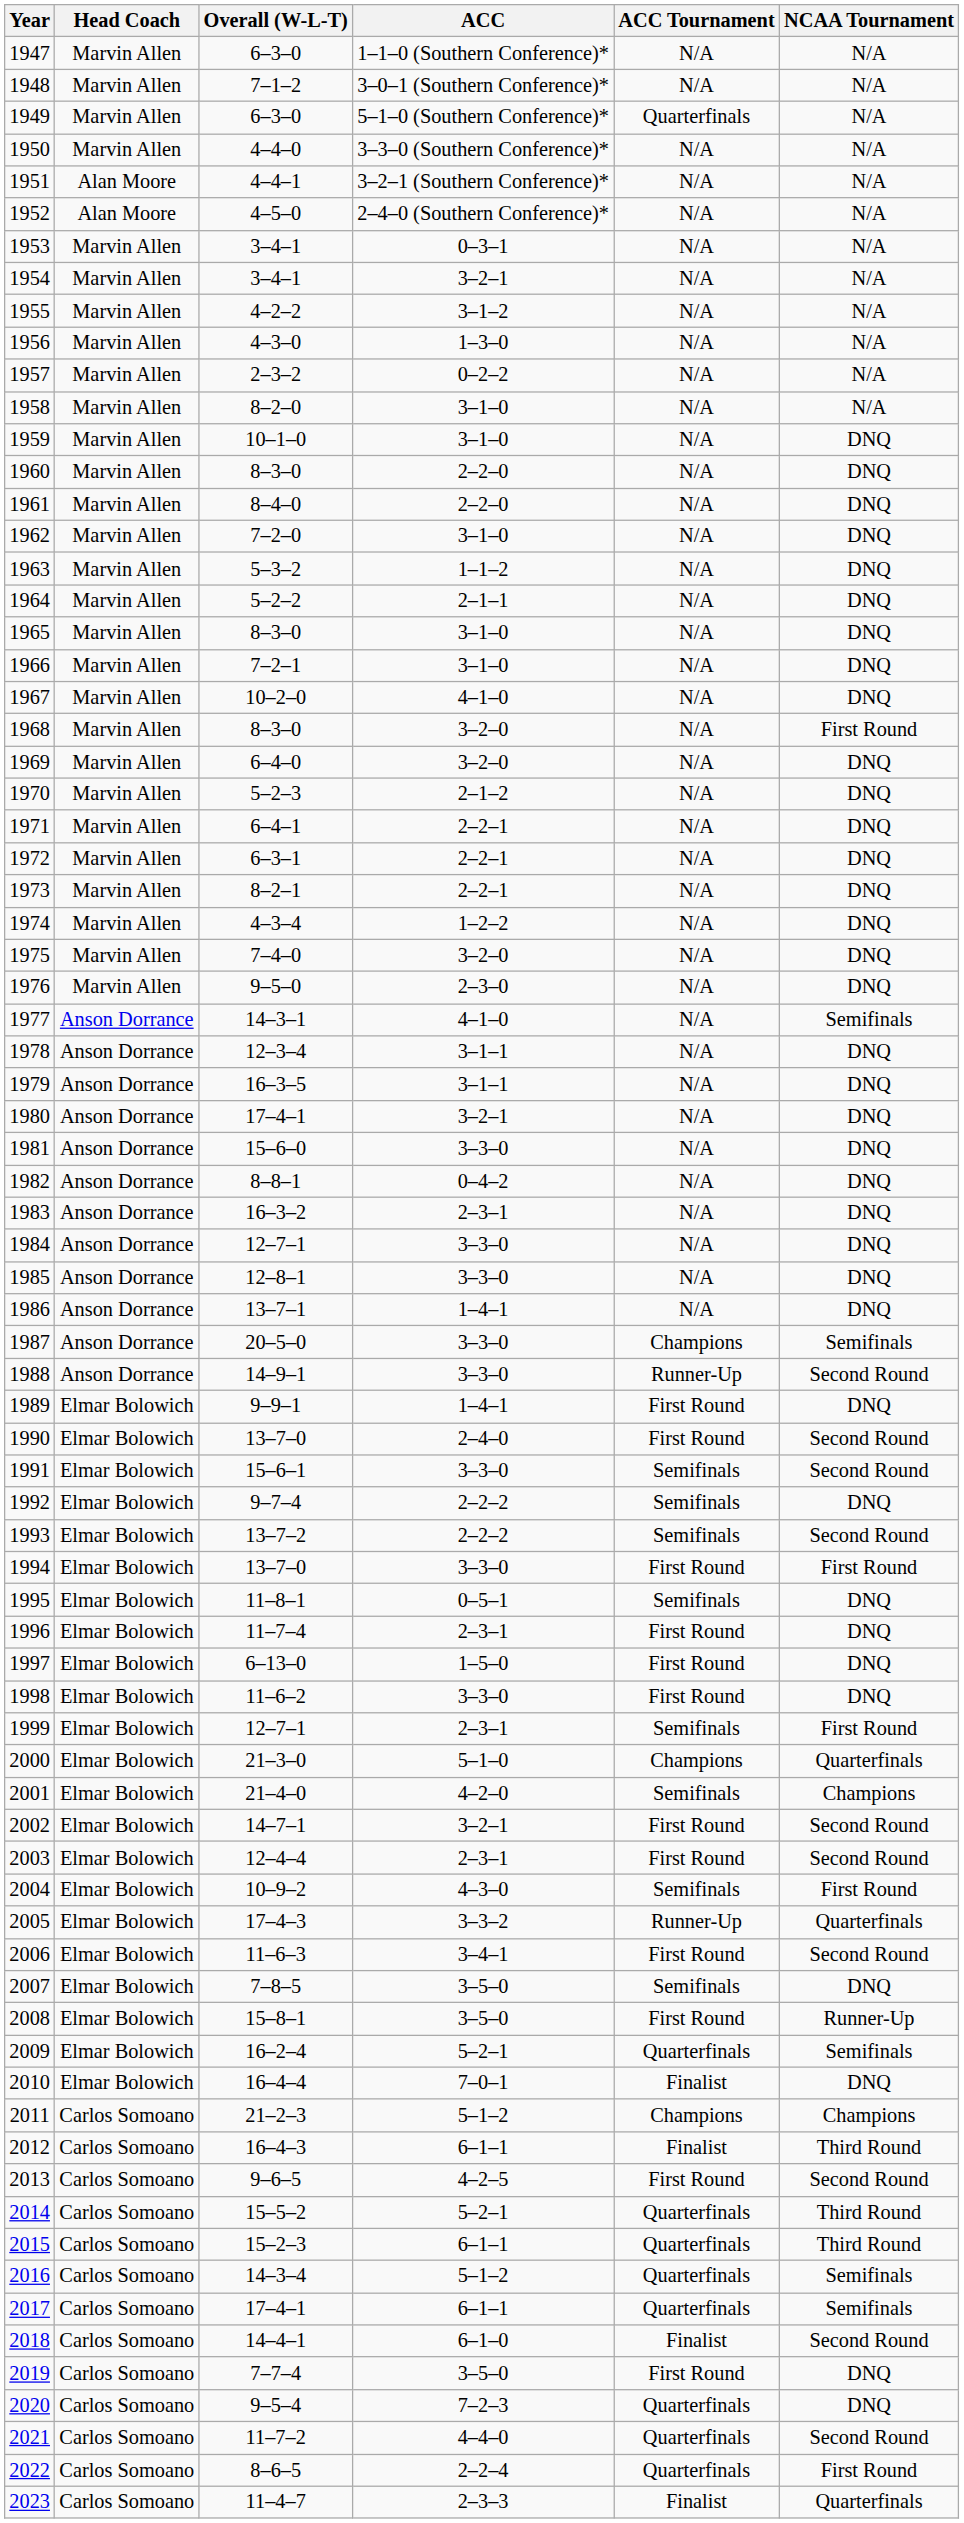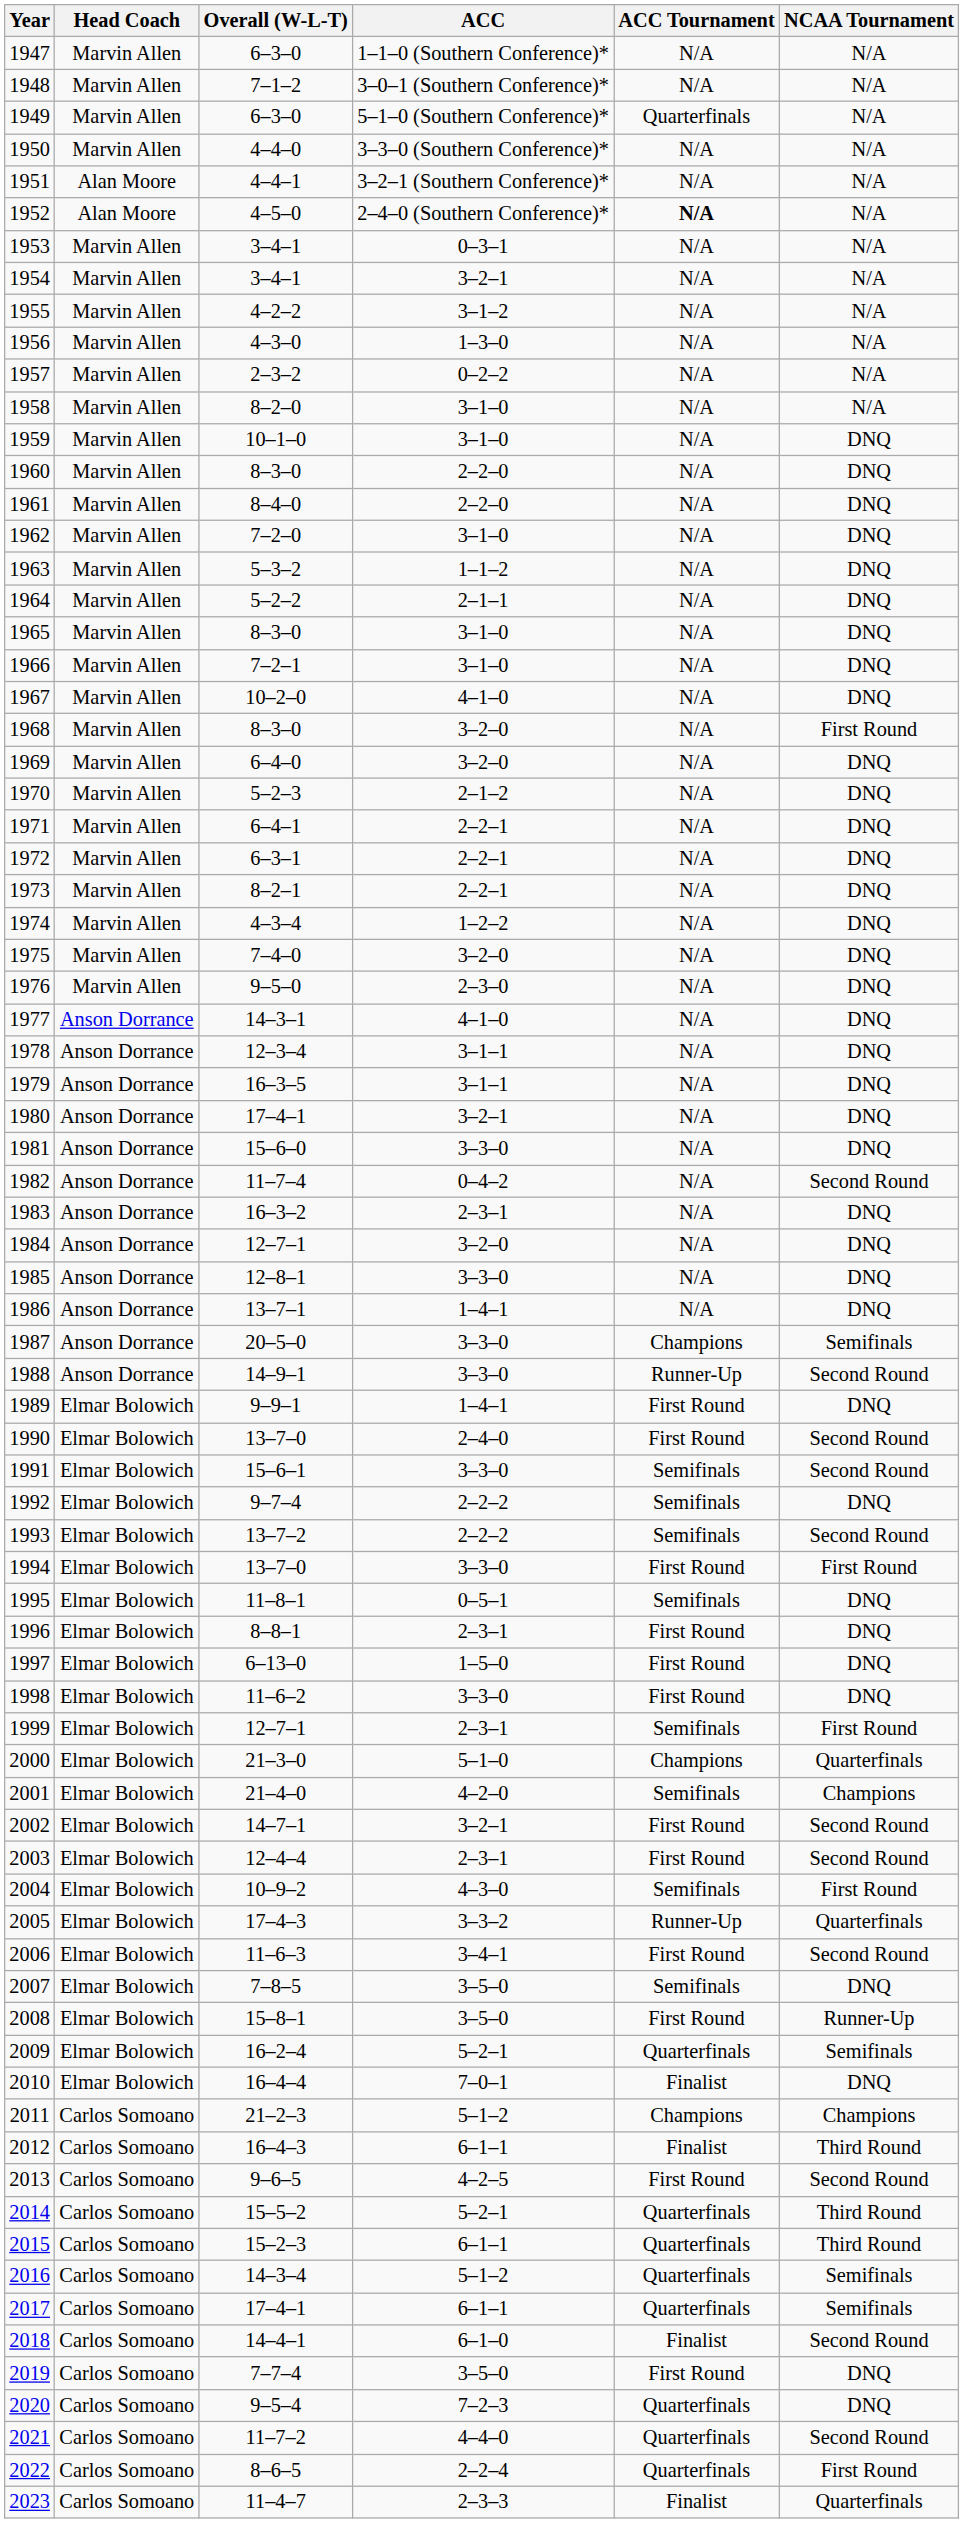(696, 213) normal -> (696, 213) bold
(869, 1019) Semifinals -> (869, 1019) DNQ
(276, 1180) 8–8–1 -> (276, 1180) 11–7–4
(869, 1180) DNQ -> (869, 1180) Second Round
(483, 1245) 3–3–0 -> (483, 1245) 3–2–0
(276, 1631) 11–7–4 -> (276, 1631) 8–8–1
